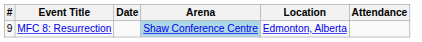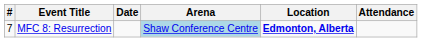(10, 29) 9 -> (10, 29) 7
(305, 29) normal -> (308, 29) bold
